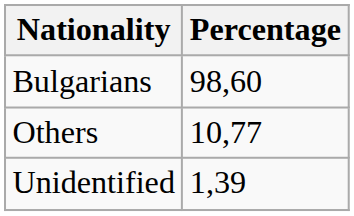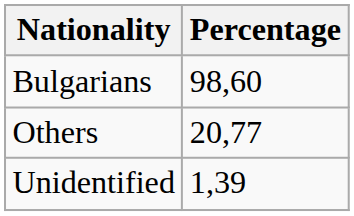(226, 132) 10,77 -> (226, 132) 20,77
